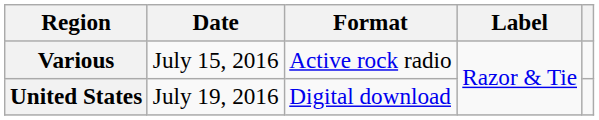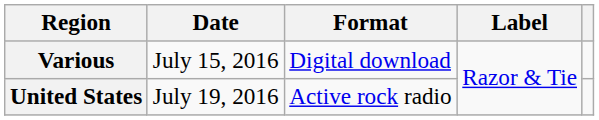(370, 59) Active rock radio -> (370, 59) Digital download
(370, 96) Digital download -> (370, 96) Active rock radio
